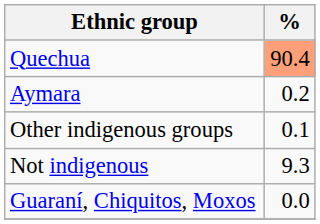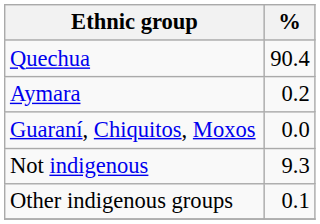(290, 58) lightsalmon background -> (290, 58) no background
rows swapped: (133, 201) <-> (121, 129)
